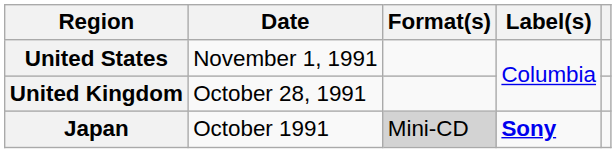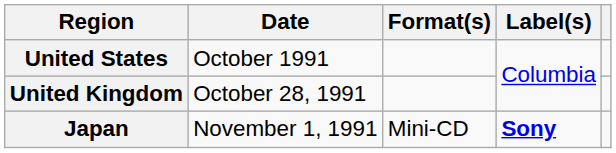(285, 57) November 1, 1991 -> (261, 57) October 1991
(261, 128) October 1991 -> (285, 128) November 1, 1991
(428, 128) lightgrey background -> (428, 128) no background
